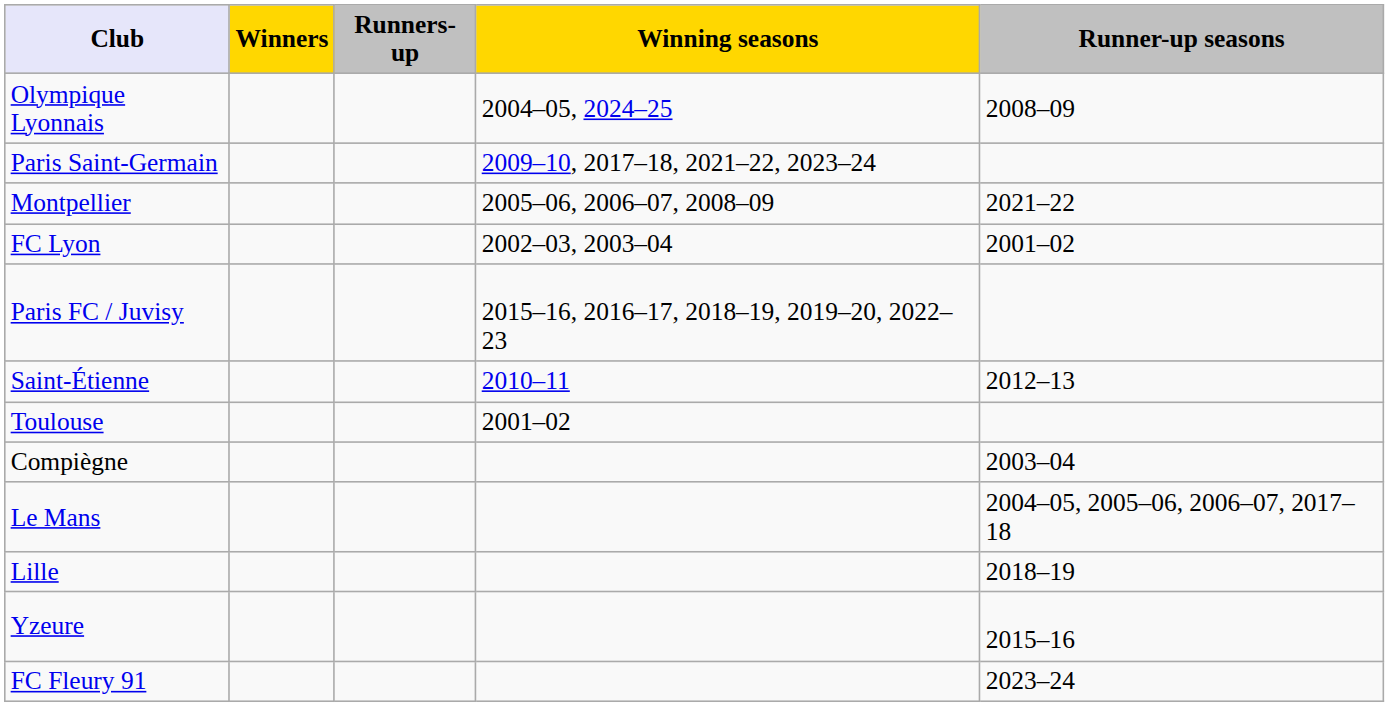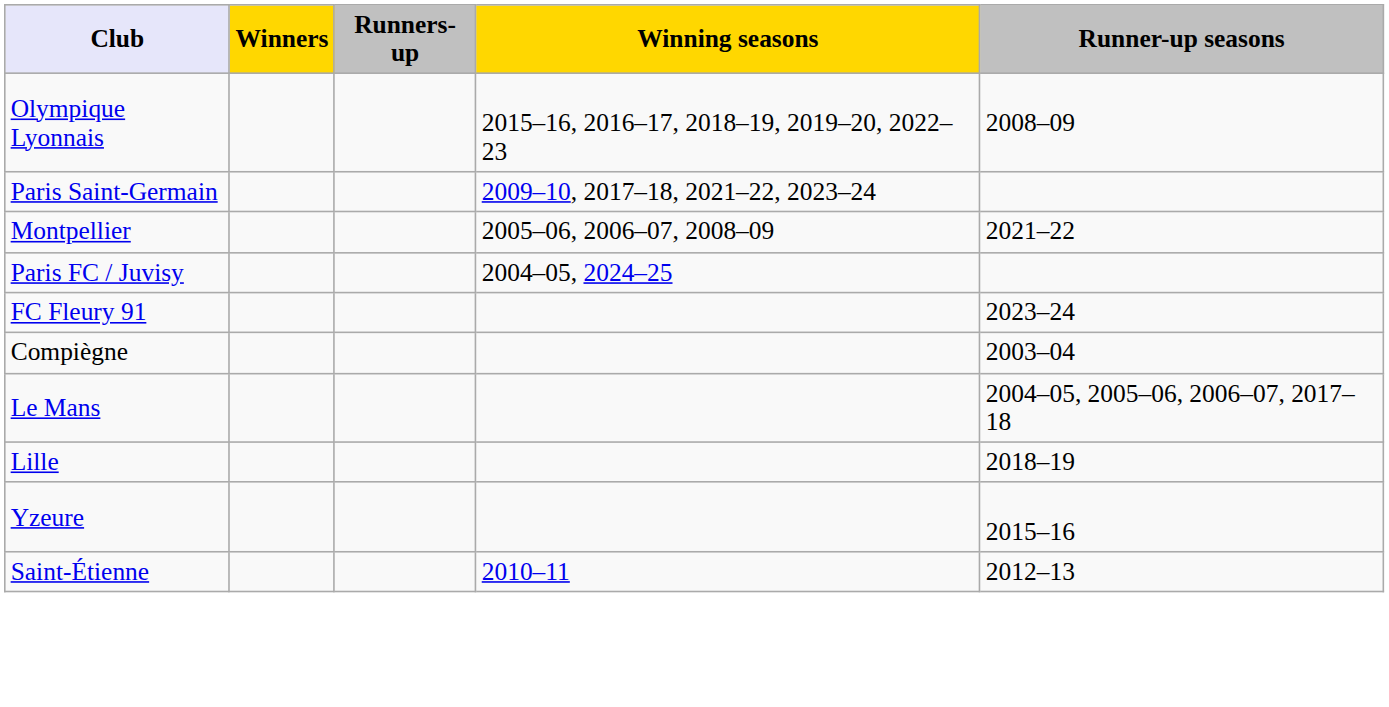(577, 107) 2004–05, 2024–25 -> (717, 136) 2015–16, 2016–17, 2018–19, 2019–20, 2022–23
- row: (56, 243)
(717, 326) 2015–16, 2016–17, 2018–19, 2019–20, 2022–23 -> (577, 271) 2004–05, 2024–25
rows swapped: (80, 381) <-> (79, 680)
- row: (57, 421)
